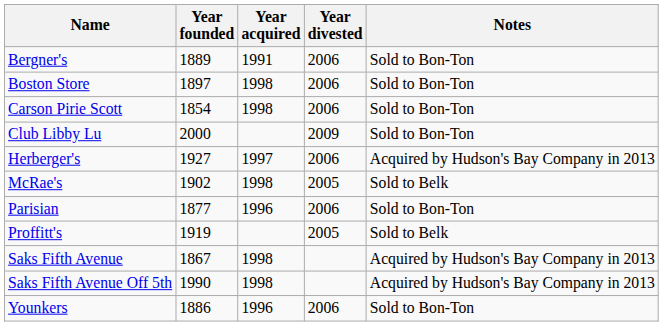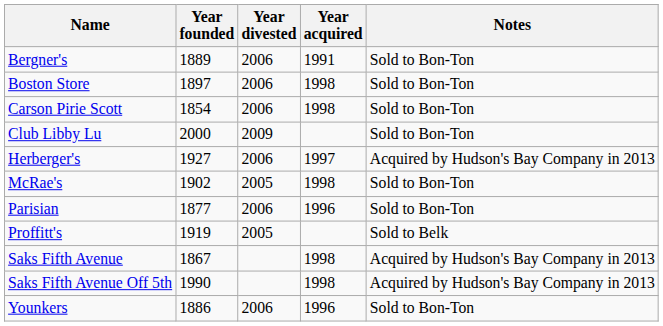columns swapped: (271, 25) <-> (335, 25)
(409, 183) Sold to Belk -> (422, 183) Sold to Bon-Ton
